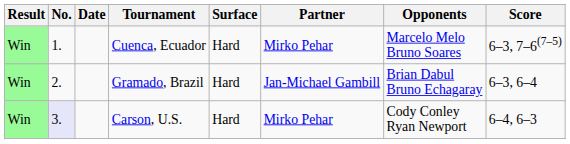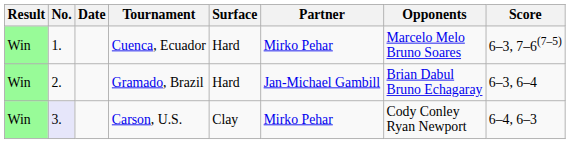(226, 119) Hard -> (225, 119) Clay
